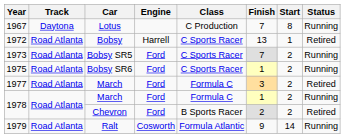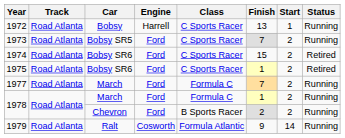- row: (17, 26)
(321, 41) Retired -> (321, 26) Running
+ row: (17, 55)
(321, 69) Running -> (321, 69) Retired
(262, 84) 3 -> (262, 84) 7
(321, 84) Retired -> (321, 84) Running
(321, 112) Retired -> (321, 112) Running
